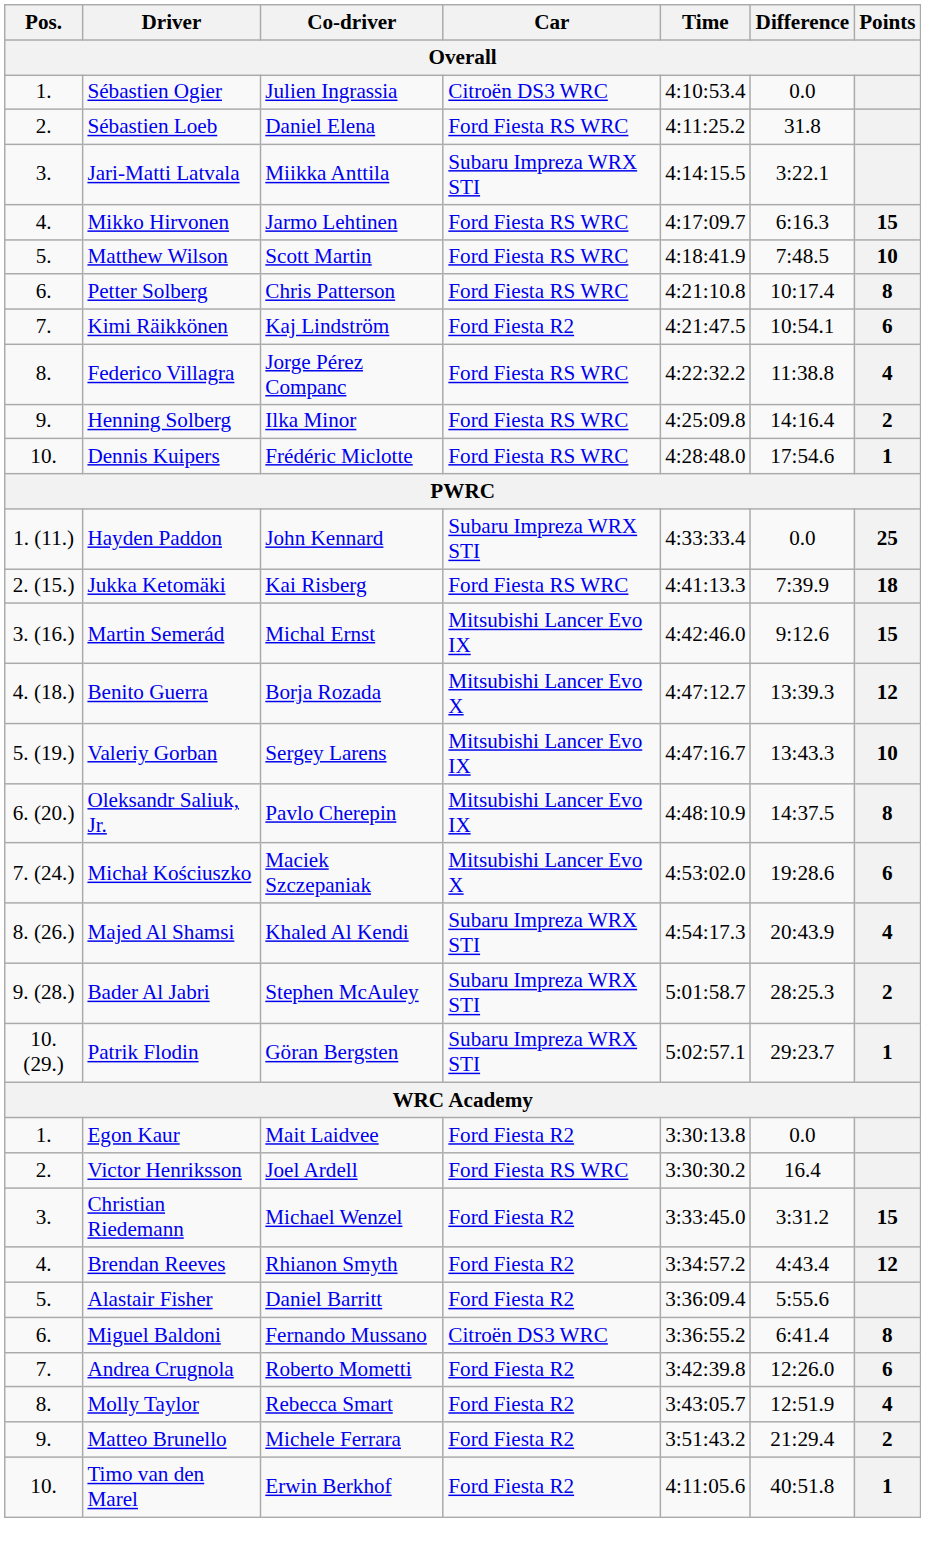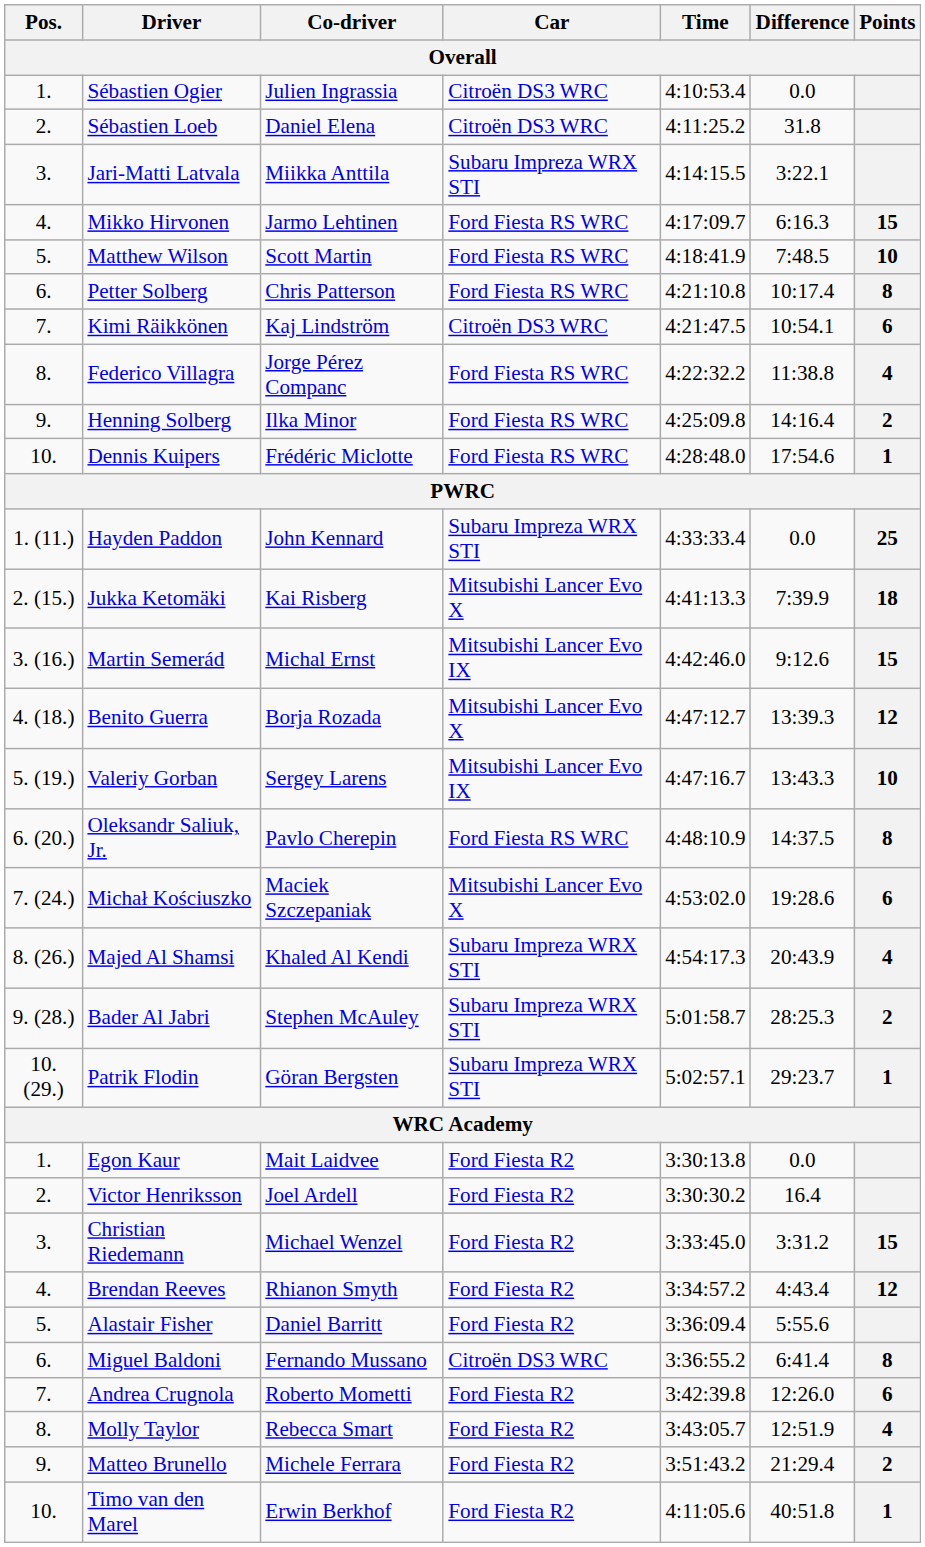(538, 127) Ford Fiesta RS WRC -> (528, 127) Citroën DS3 WRC
(511, 326) Ford Fiesta R2 -> (528, 326) Citroën DS3 WRC
(538, 586) Ford Fiesta RS WRC -> (545, 598) Mitsubishi Lancer Evo X
(545, 813) Mitsubishi Lancer Evo IX -> (538, 838) Ford Fiesta RS WRC
(538, 1170) Ford Fiesta RS WRC -> (511, 1195) Ford Fiesta R2
